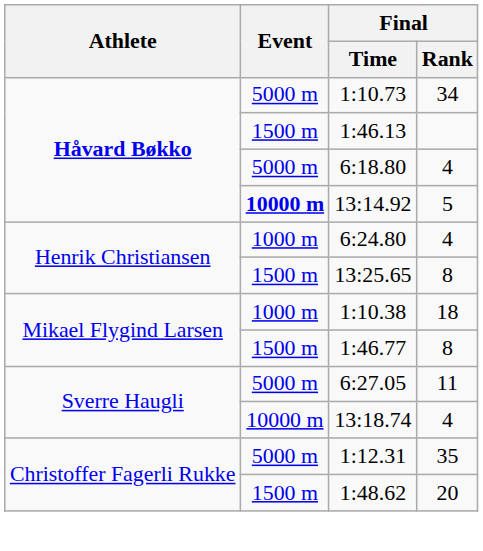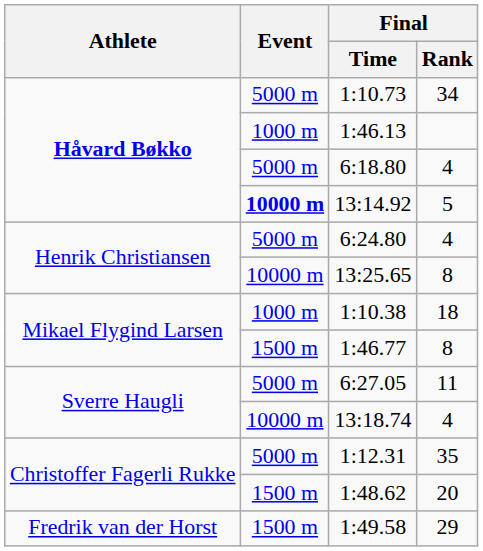(285, 131) 1500 m -> (285, 131) 1000 m
(285, 239) 1000 m -> (285, 239) 5000 m
(285, 275) 1500 m -> (285, 275) 10000 m
+ row: (373, 528)
